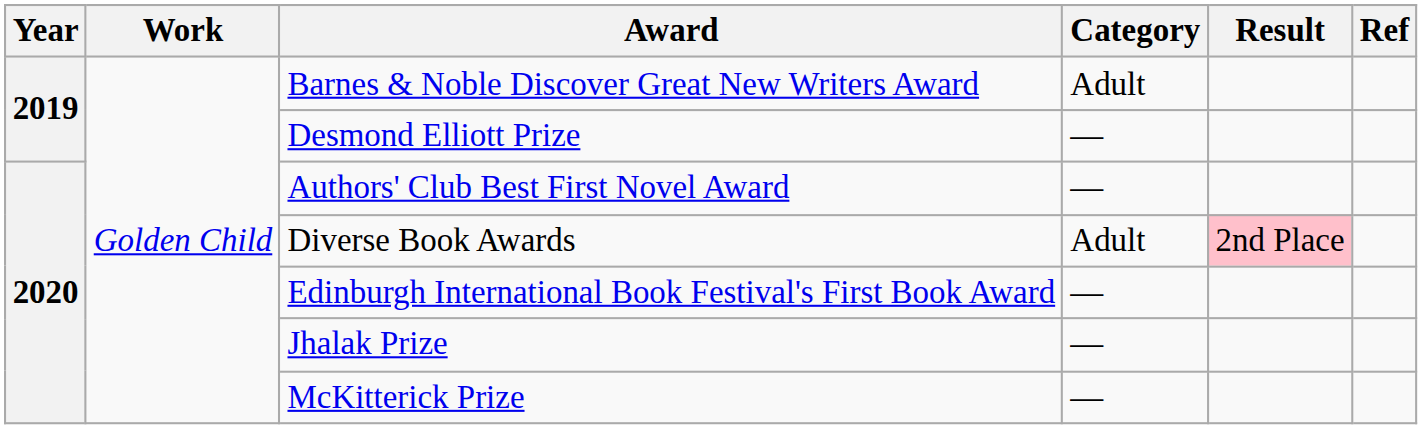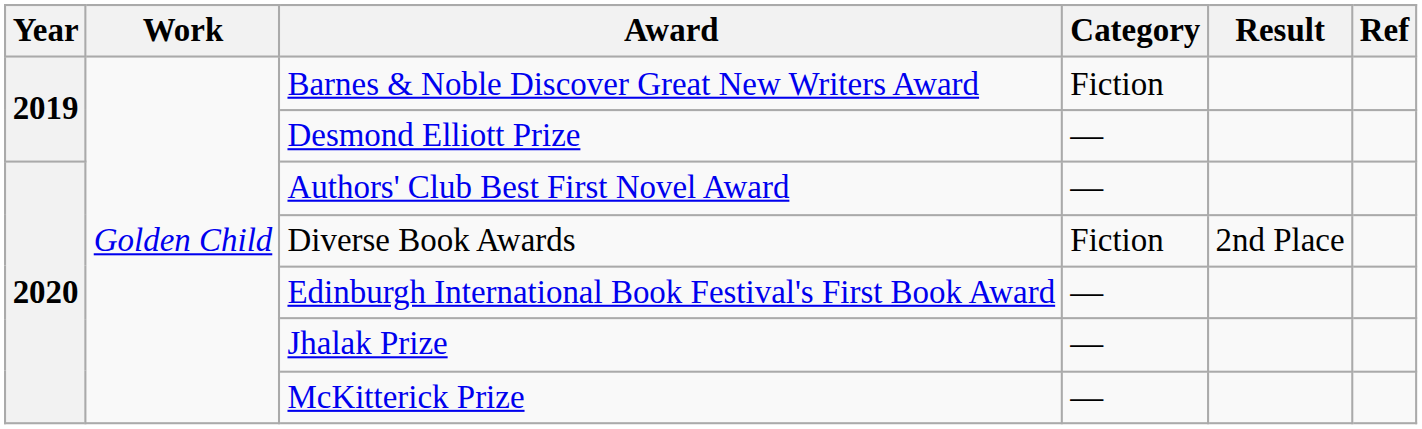(1108, 82) Adult -> (1117, 82) Fiction
(1108, 239) Adult -> (1117, 239) Fiction
(1280, 239) pink background -> (1280, 239) no background
